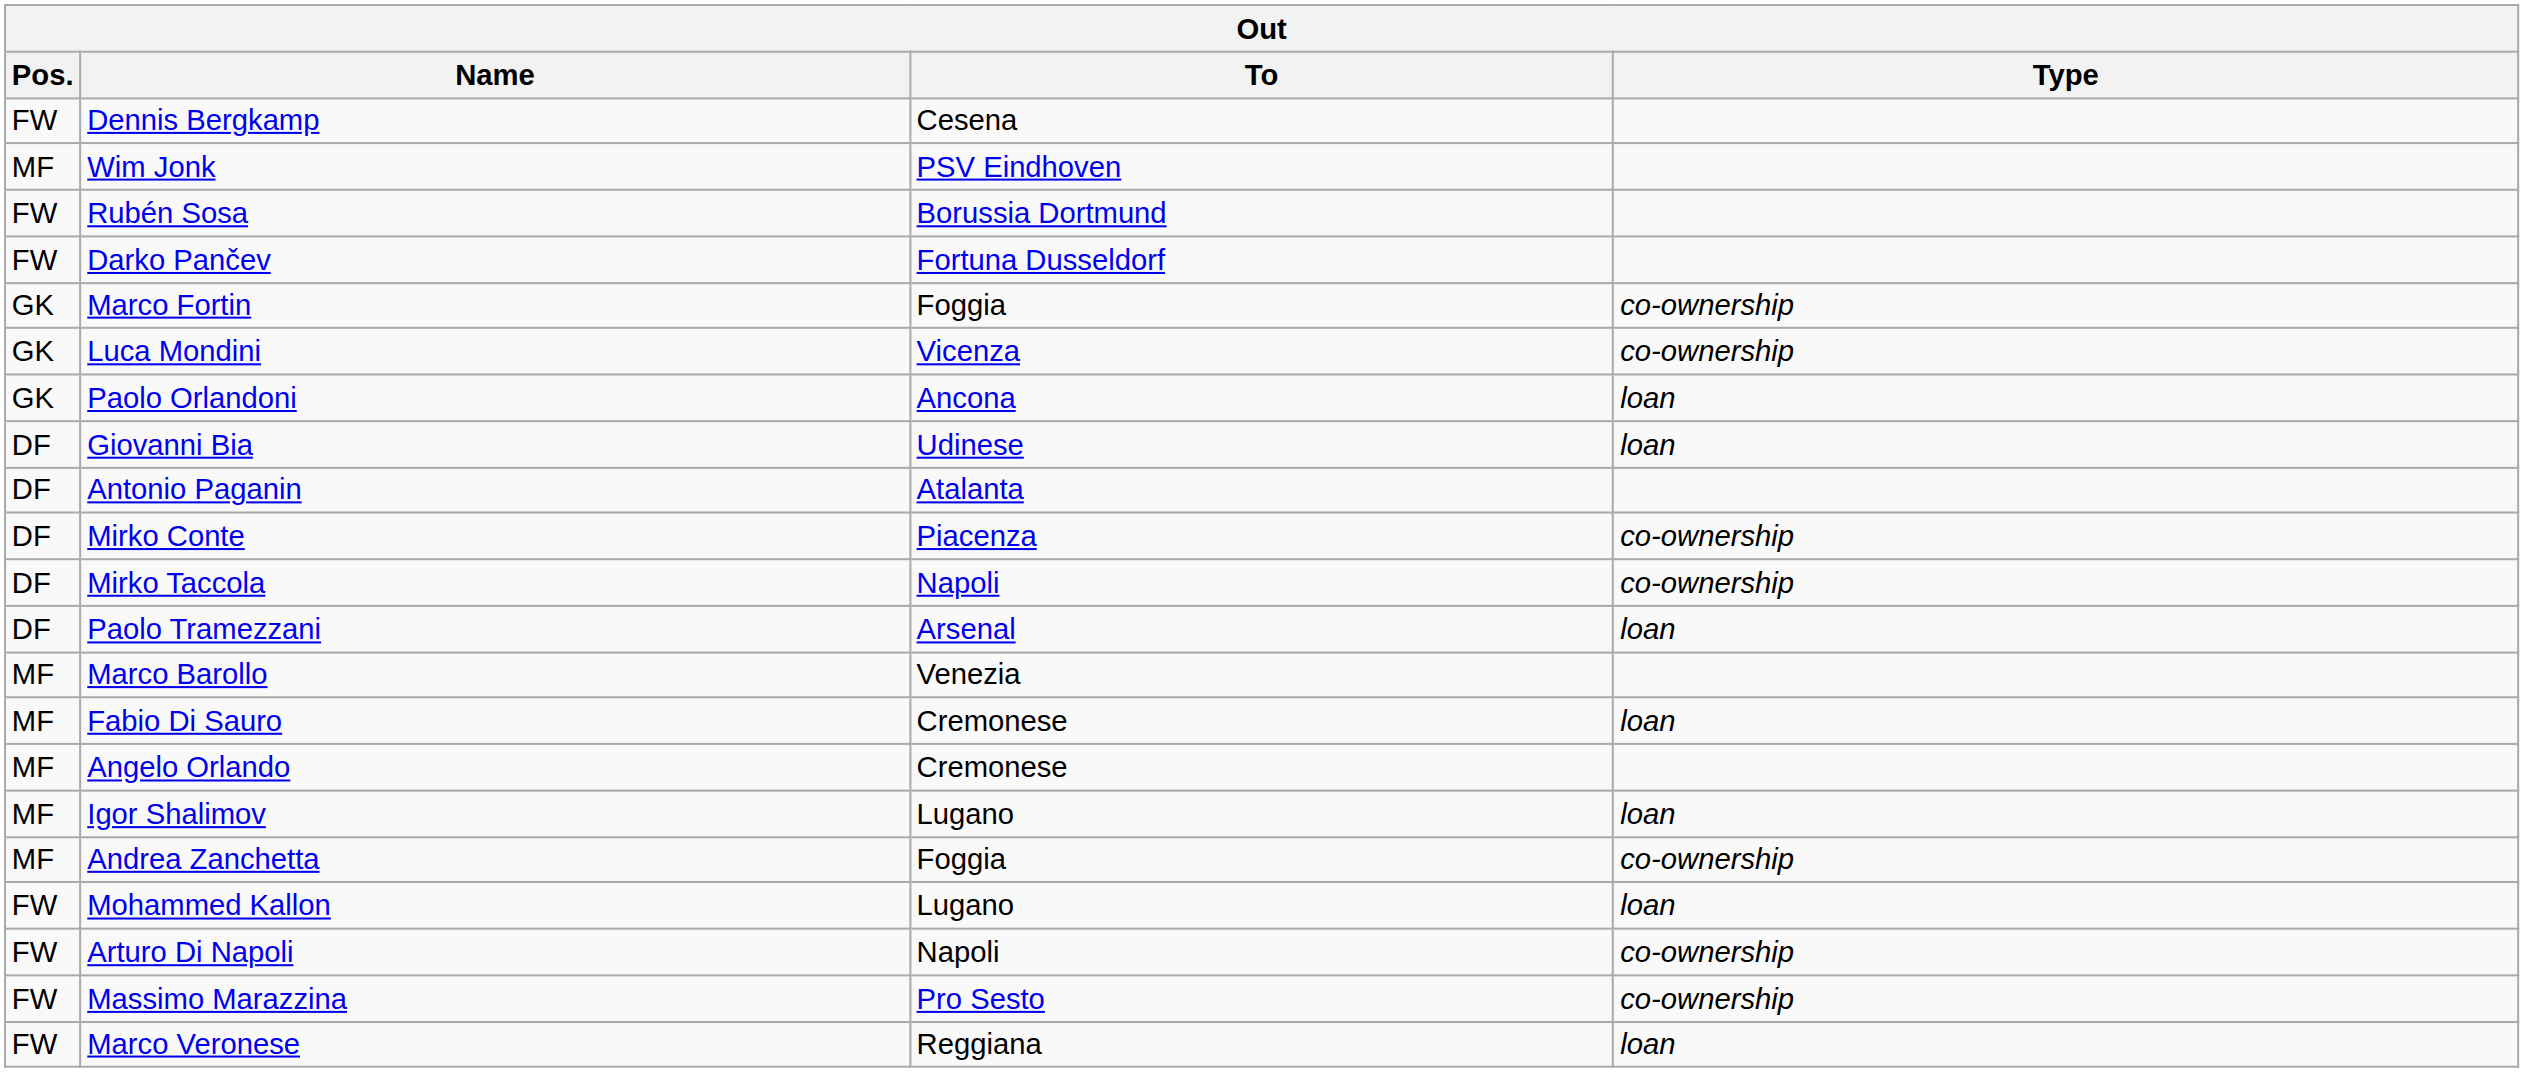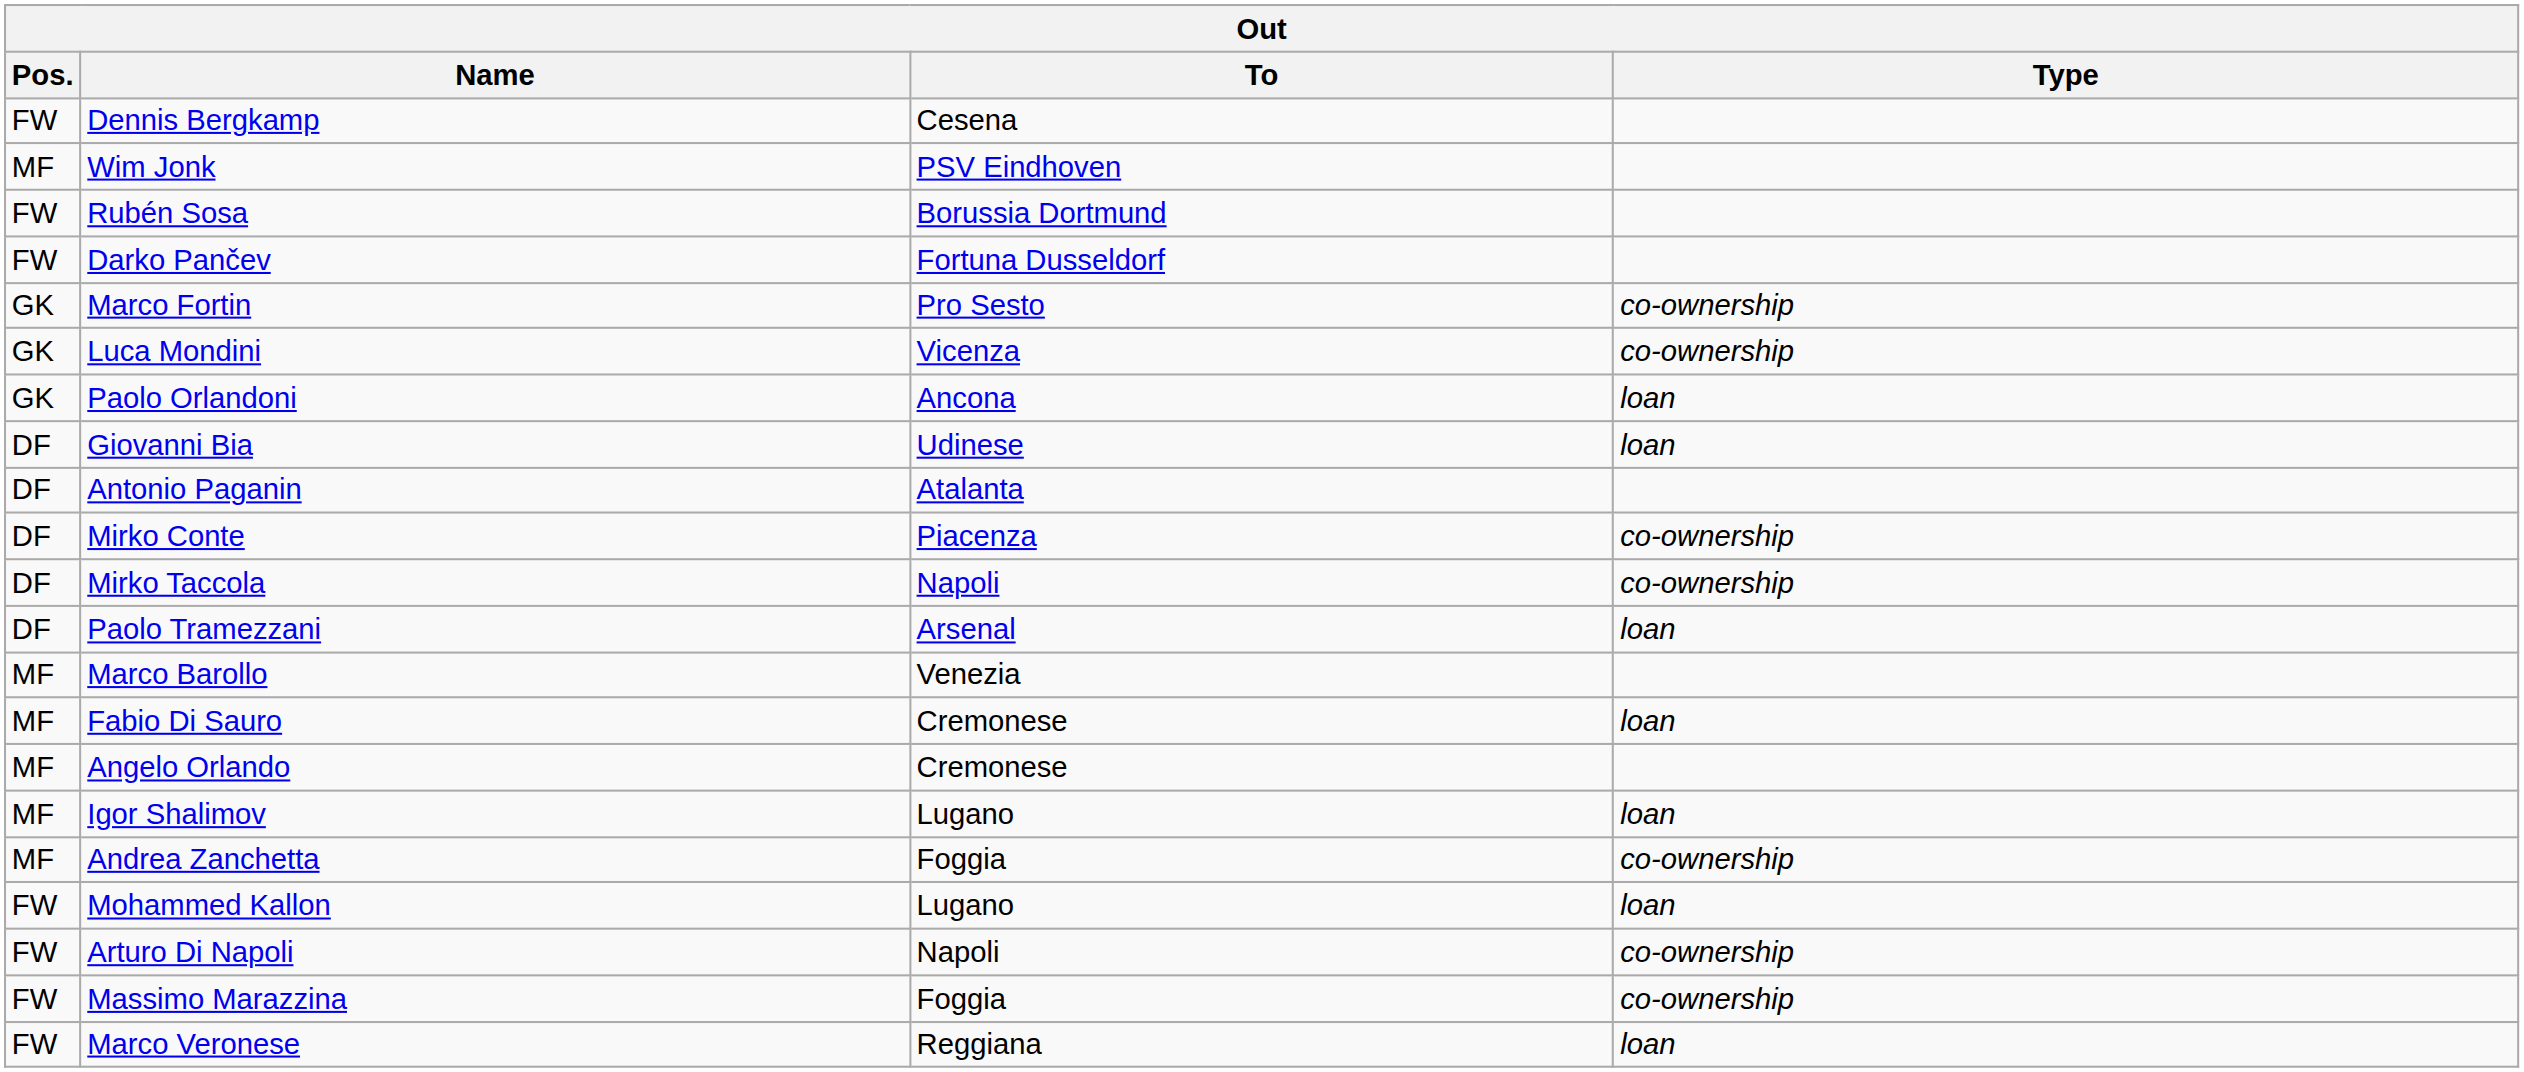(961, 306) Foggia -> (981, 306) Pro Sesto
(981, 998) Pro Sesto -> (961, 998) Foggia
